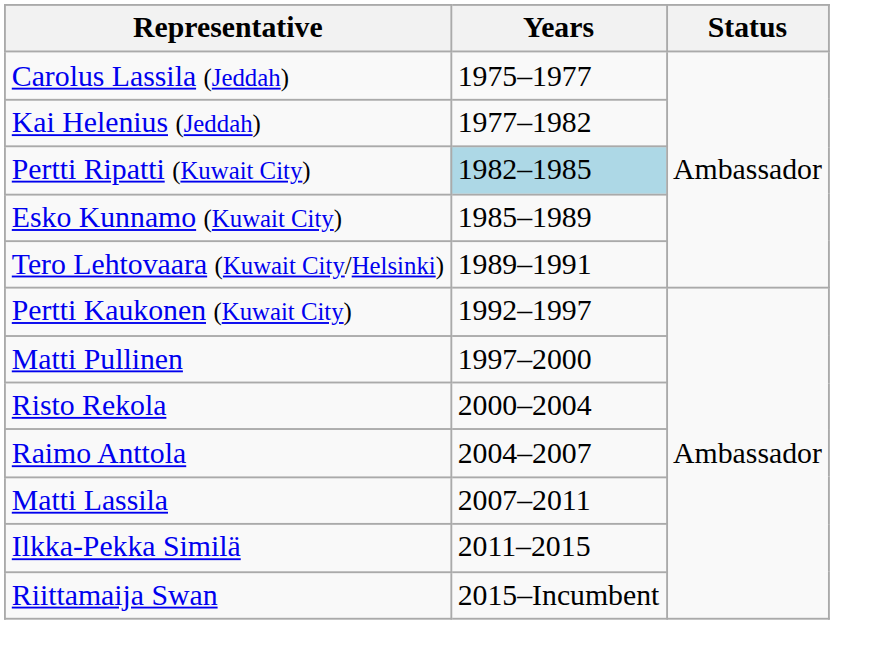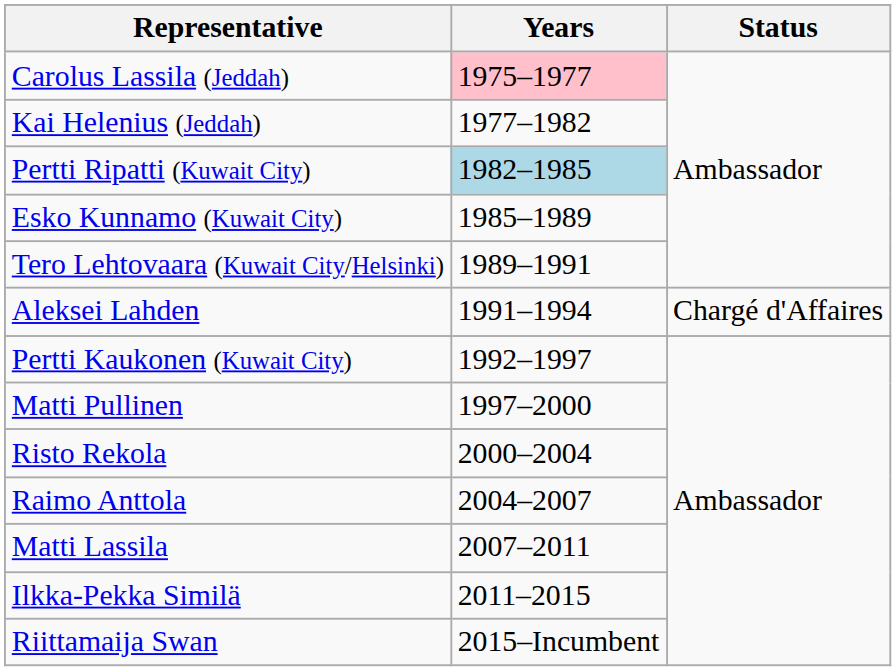(525, 75) no background -> (525, 75) pink background
+ row: (106, 311)
